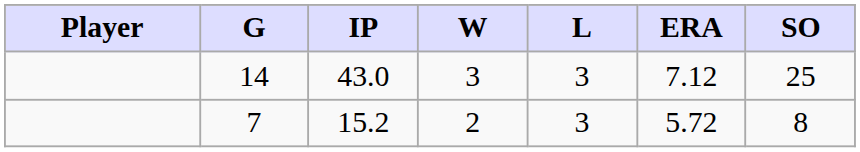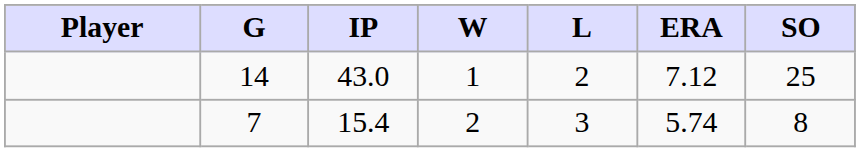(473, 75) 3 -> (473, 75) 1
(582, 75) 3 -> (582, 75) 2
(363, 122) 15.2 -> (363, 122) 15.4
(691, 122) 5.72 -> (691, 122) 5.74
